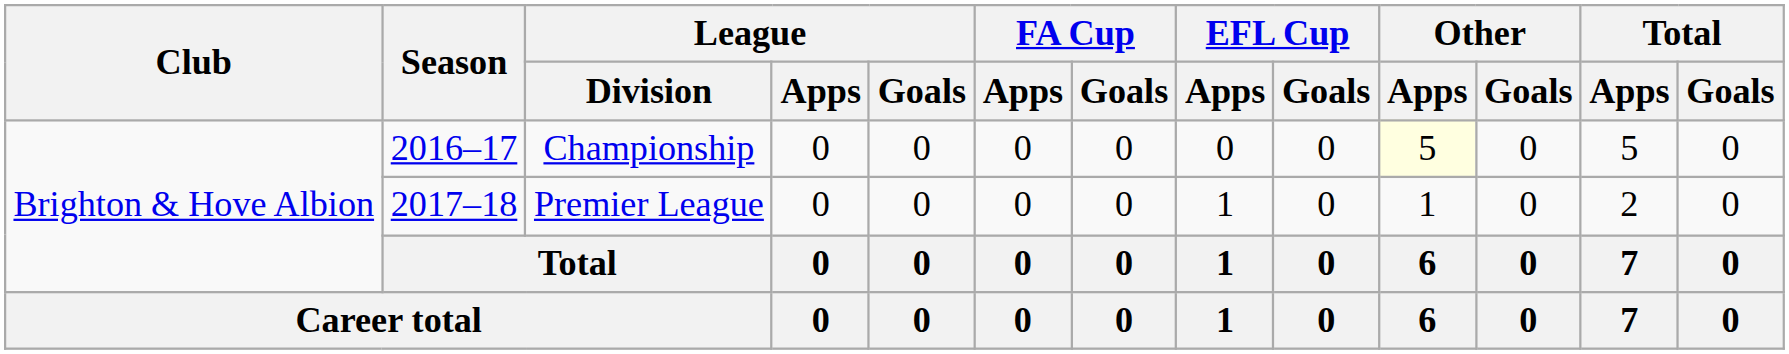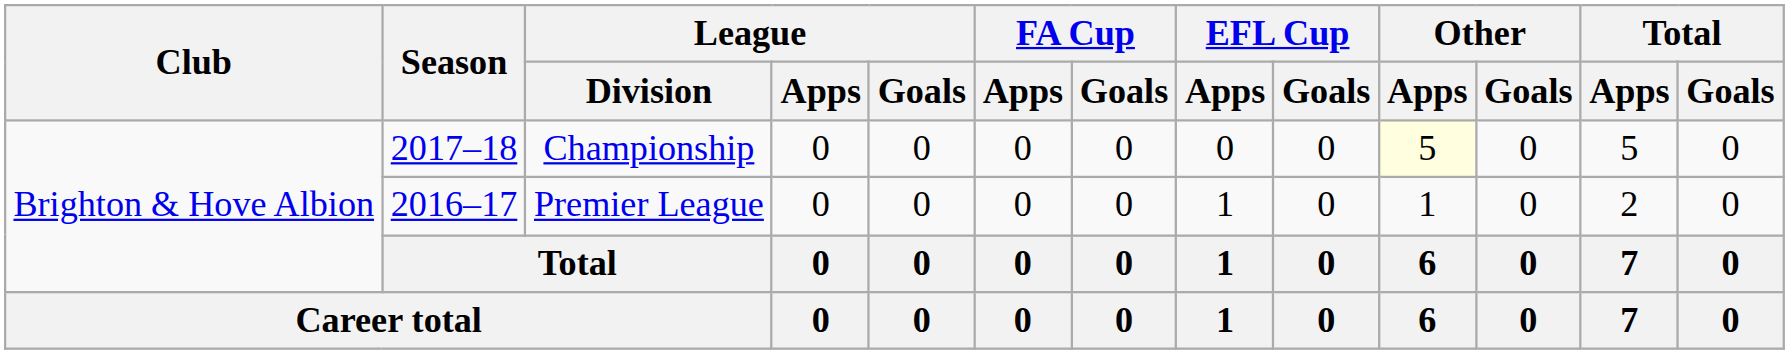(454, 147) 2016–17 -> (454, 147) 2017–18
(454, 205) 2017–18 -> (454, 205) 2016–17
